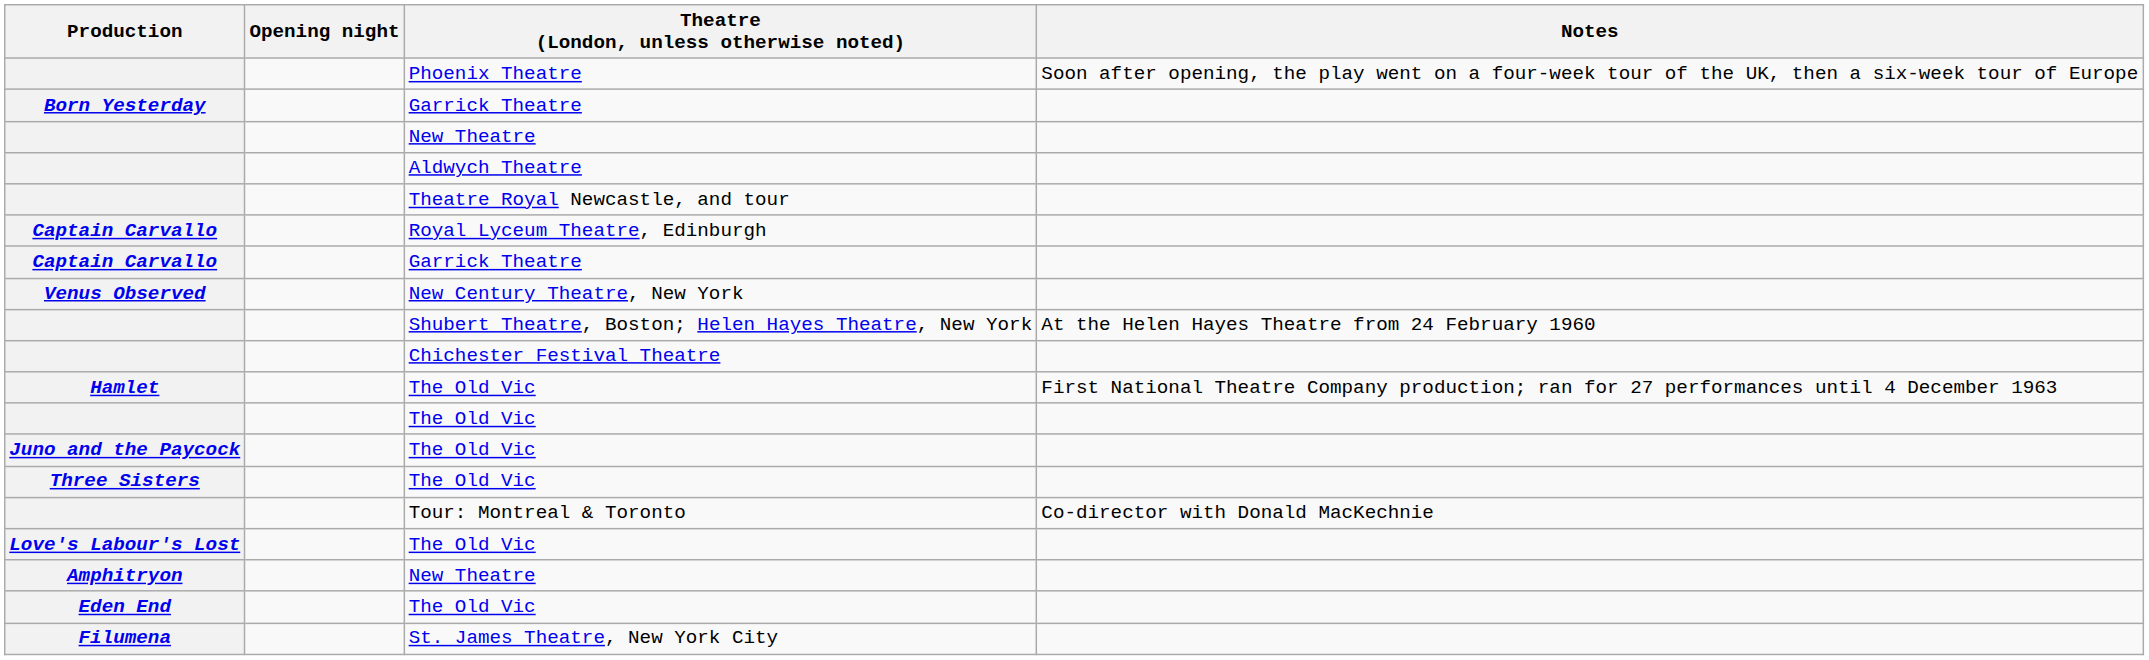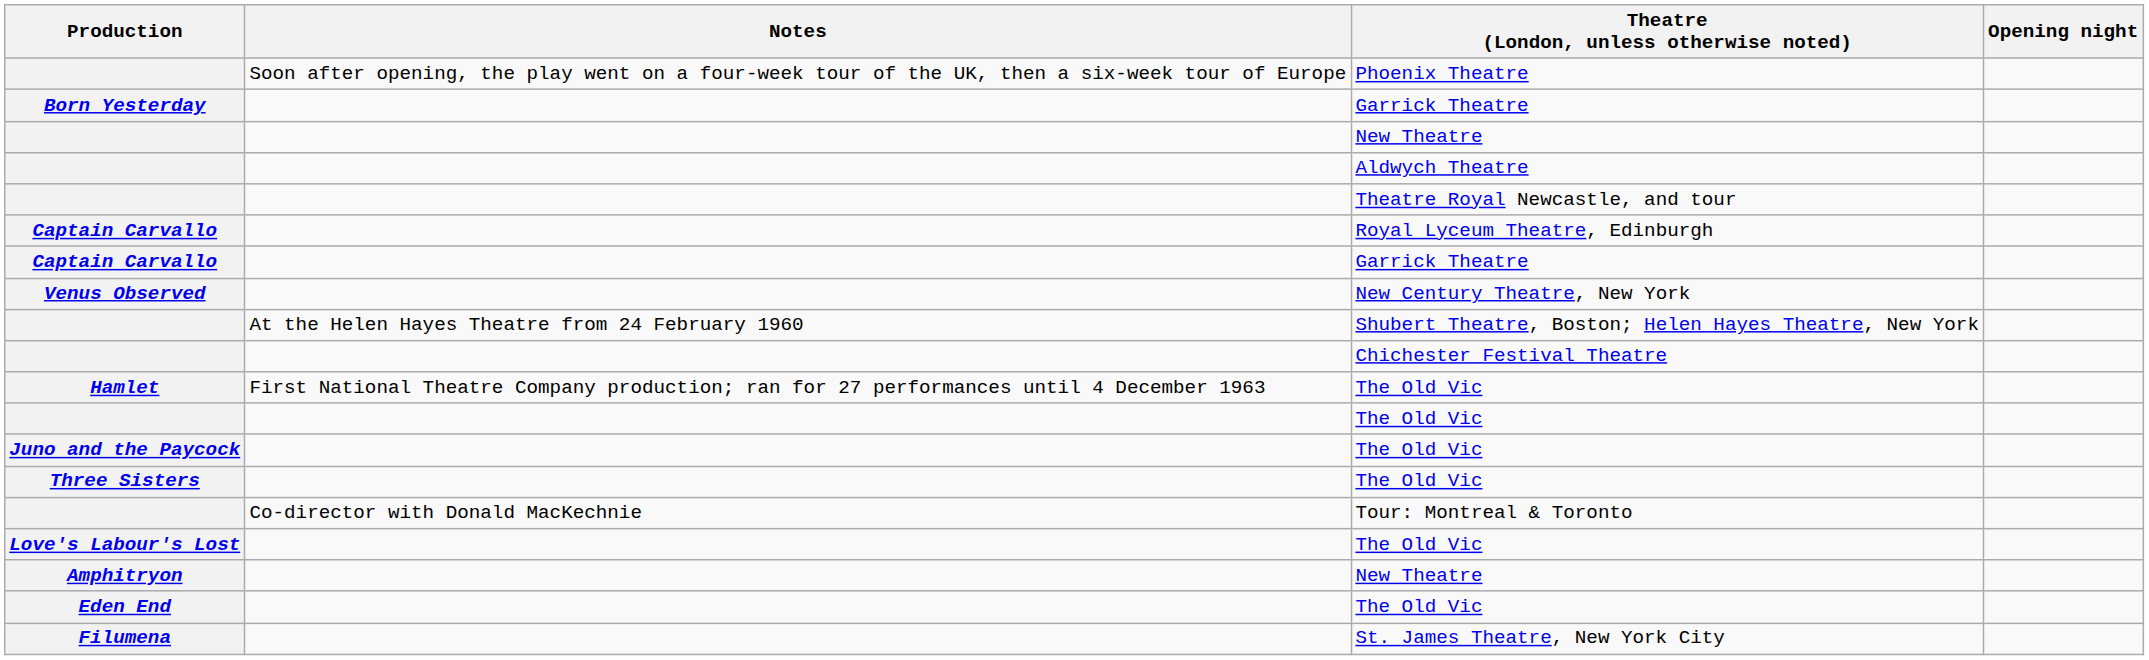columns swapped: (324, 32) <-> (1590, 32)
